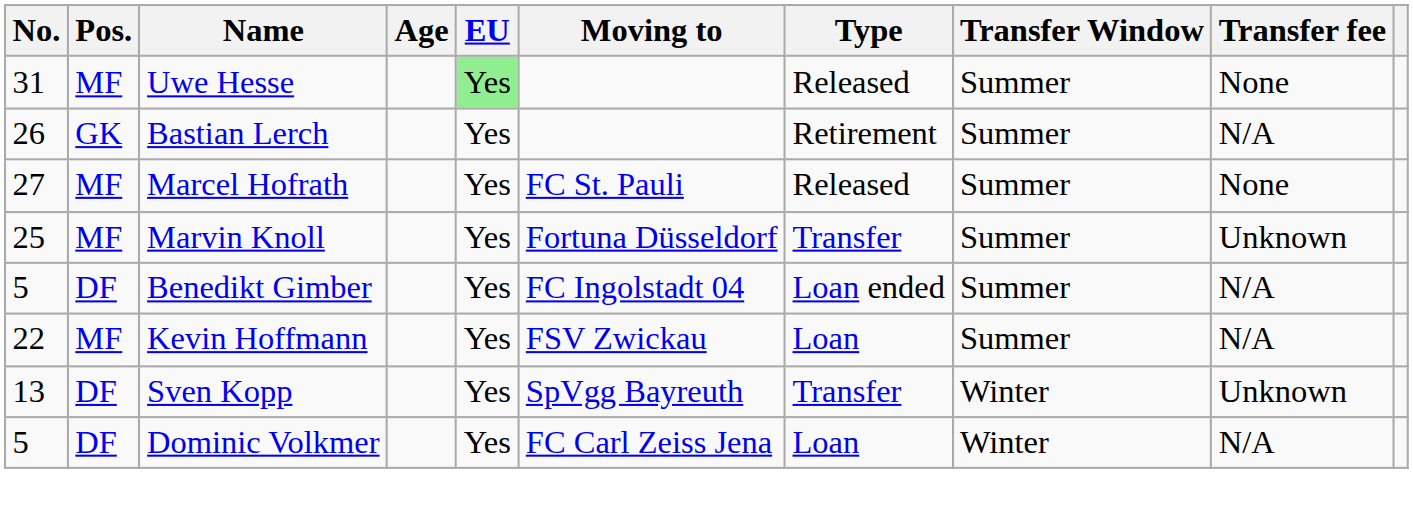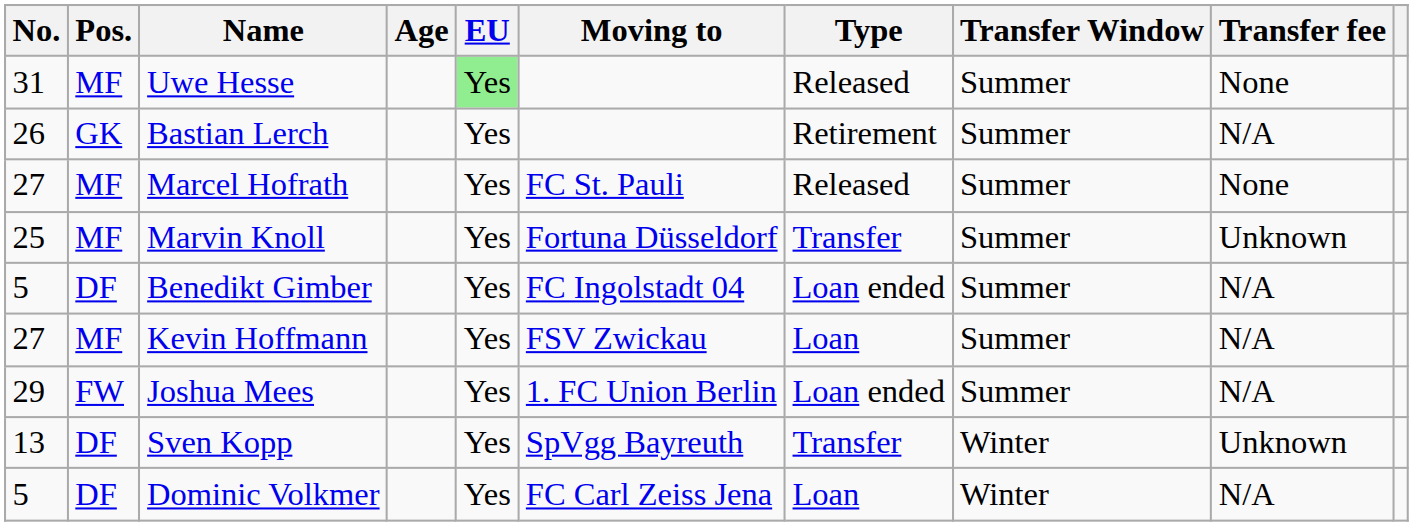(29, 339) 22 -> (29, 339) 27
+ row: (231, 390)
